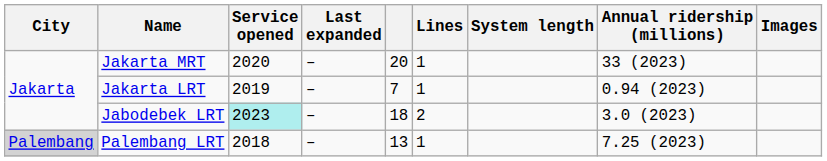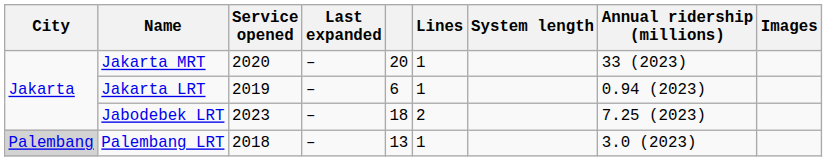(394, 90) 7 -> (394, 90) 6
(251, 116) paleturquoise background -> (251, 116) no background
(649, 116) 3.0 (2023) -> (654, 116) 7.25 (2023)
(654, 143) 7.25 (2023) -> (649, 143) 3.0 (2023)
